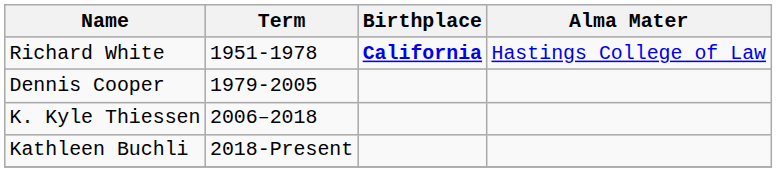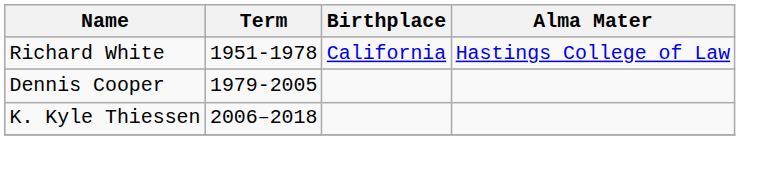(422, 53) bold -> (387, 53) normal
- row: (99, 151)
